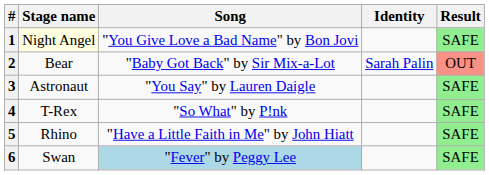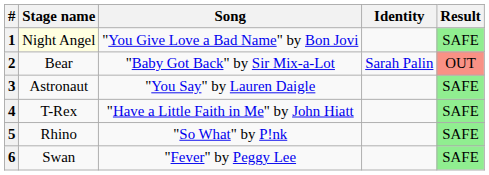(230, 110) "So What" by P!nk -> (230, 110) "Have a Little Faith in Me" by John Hiatt
(230, 134) "Have a Little Faith in Me" by John Hiatt -> (230, 134) "So What" by P!nk
(230, 157) lightblue background -> (230, 157) no background
